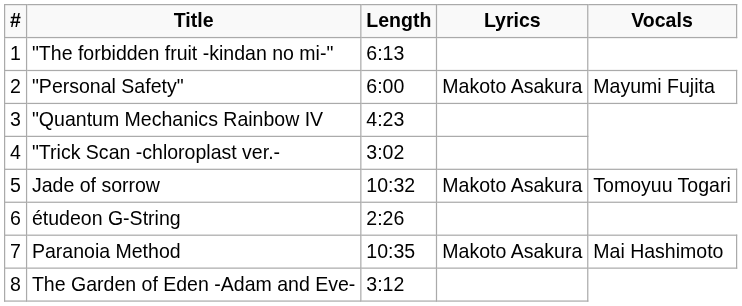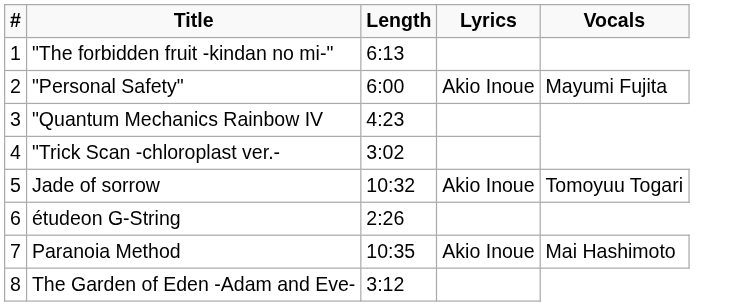(512, 86) Makoto Asakura -> (488, 86) Akio Inoue
(512, 185) Makoto Asakura -> (488, 185) Akio Inoue
(512, 251) Makoto Asakura -> (488, 251) Akio Inoue
